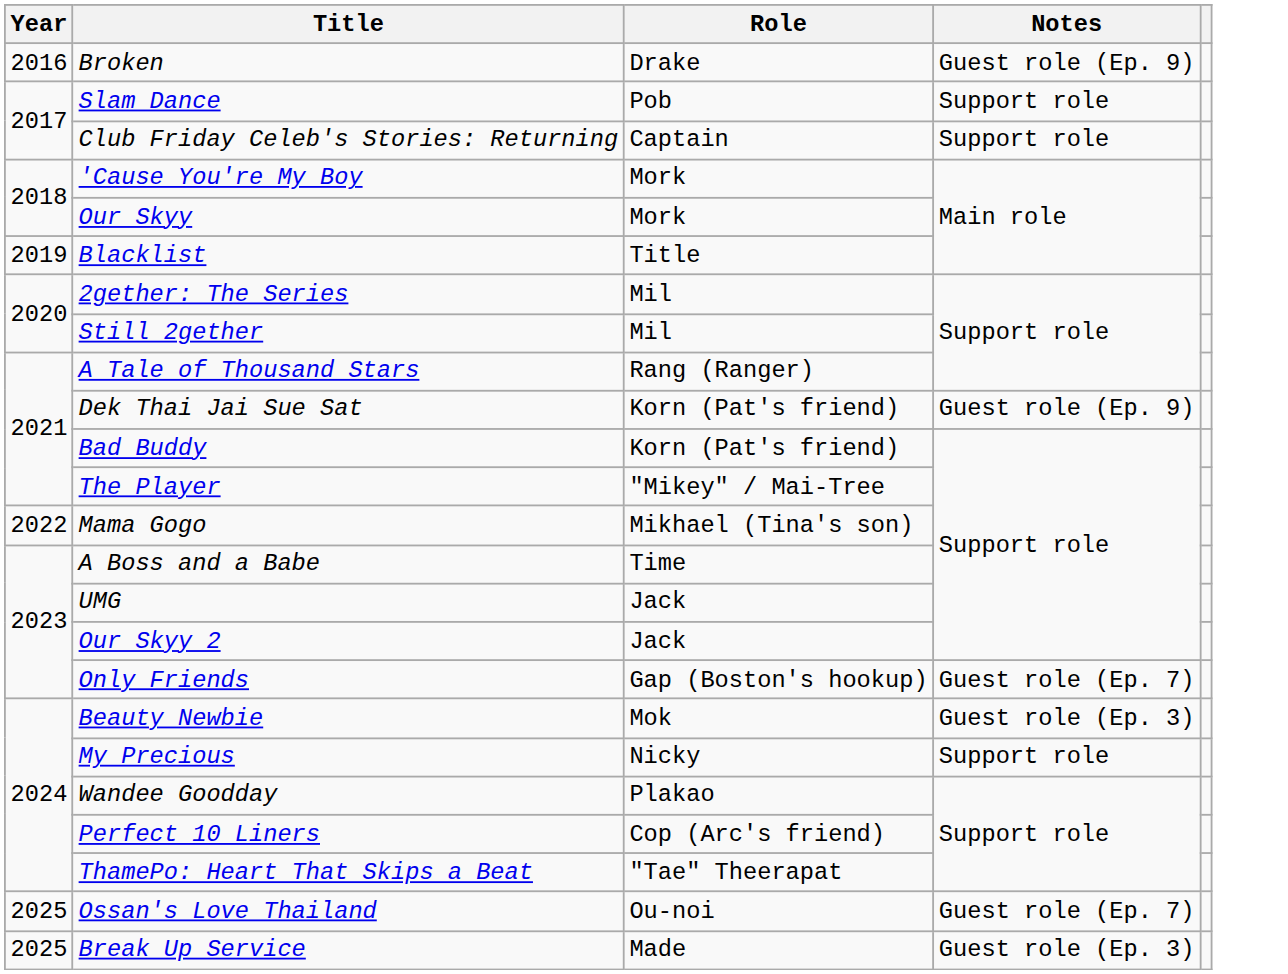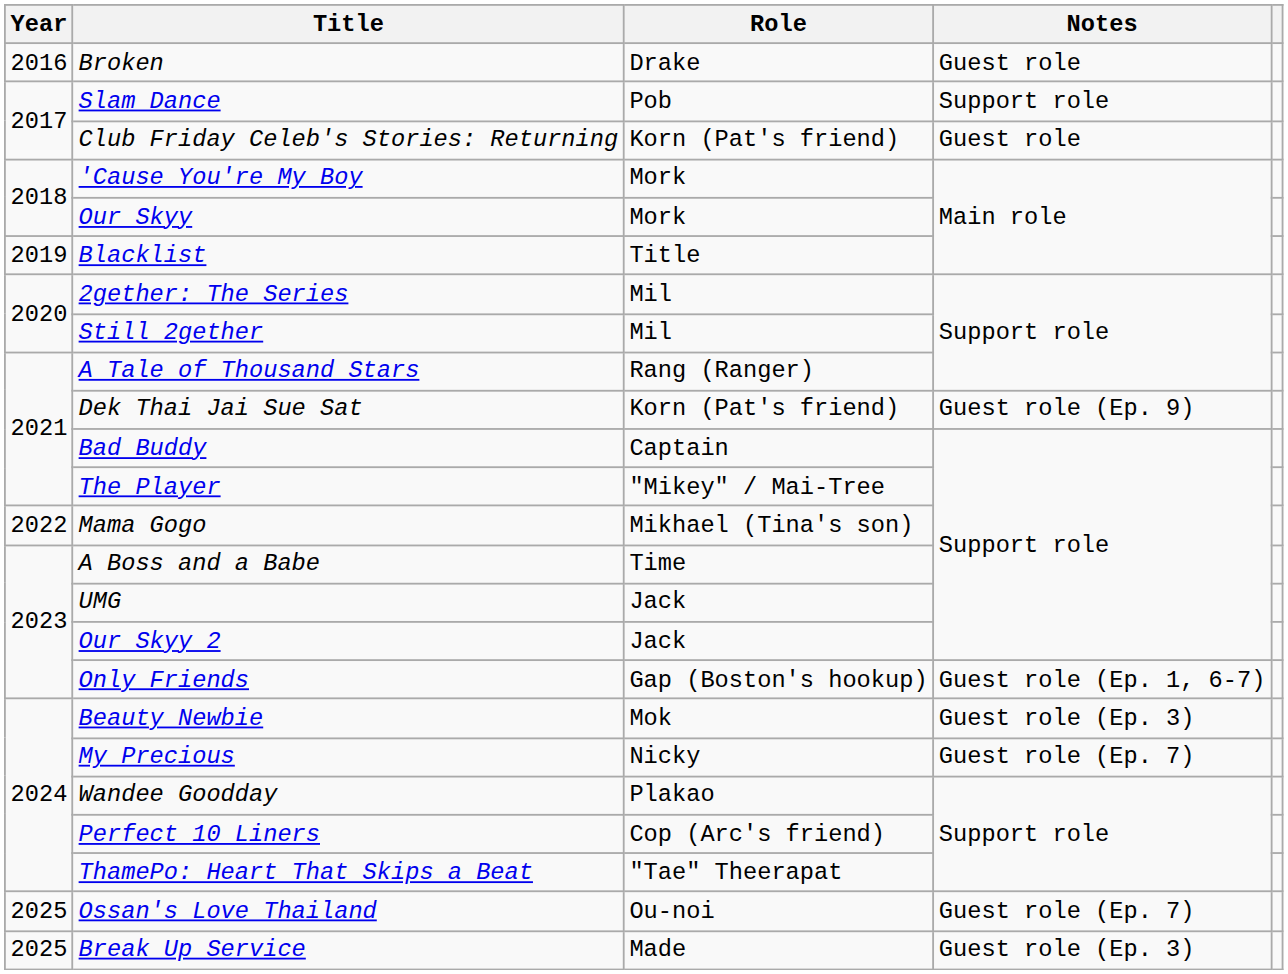(1067, 63) Guest role (Ep. 9) -> (1010, 63) Guest role
(679, 140) Captain -> (764, 140) Korn (Pat's friend)
(1024, 140) Support role -> (1010, 140) Guest role
(764, 448) Korn (Pat's friend) -> (679, 448) Captain
(1067, 680) Guest role (Ep. 7) -> (1102, 680) Guest role (Ep. 1, 6-7)
(1024, 757) Support role -> (1067, 757) Guest role (Ep. 7)
